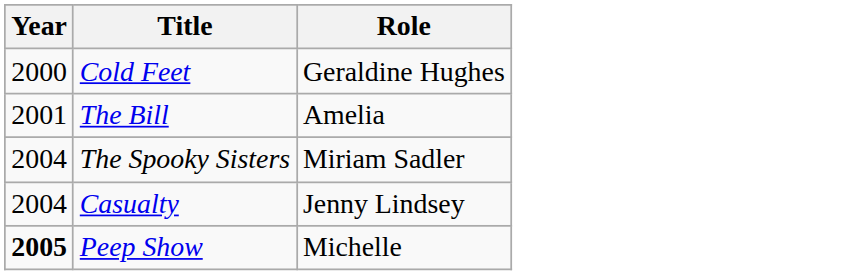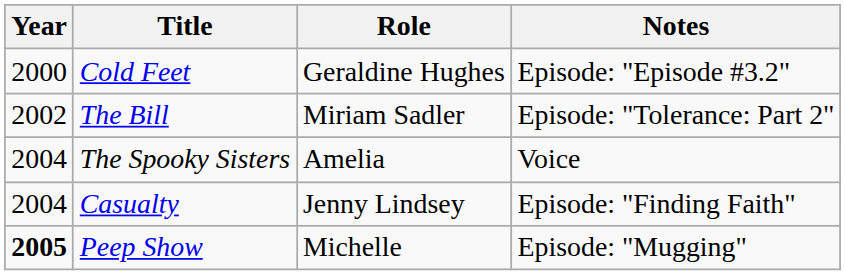+ column: (676, 26)
(39, 114) 2001 -> (39, 114) 2002
(344, 114) Amelia -> (384, 114) Miriam Sadler
(384, 159) Miriam Sadler -> (344, 159) Amelia
